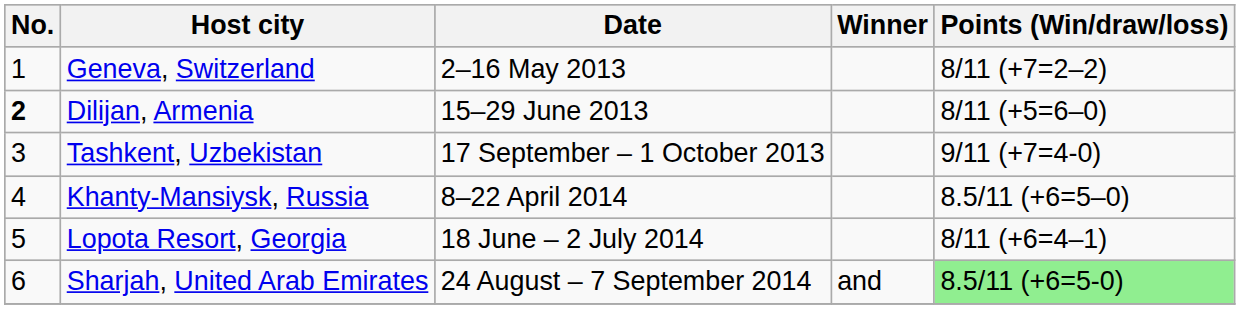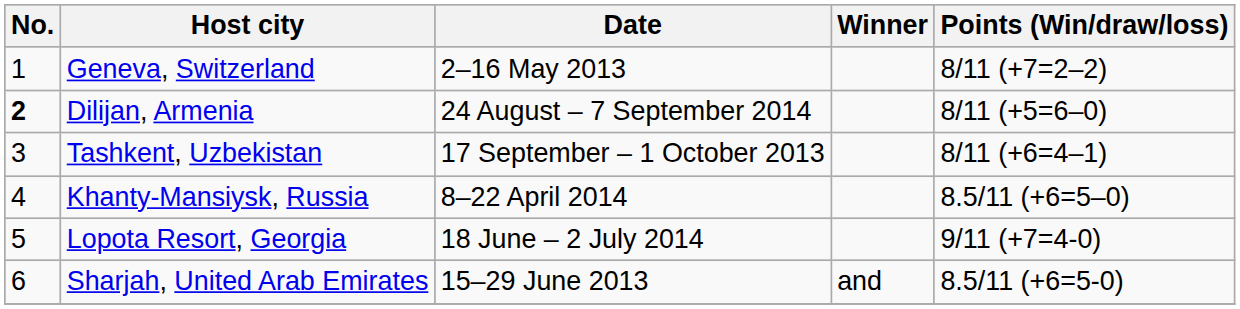(545, 111) 15–29 June 2013 -> (626, 111) 24 August – 7 September 2014
(1021, 153) 9/11 (+7=4-0) -> (1024, 153) 8/11 (+6=4–1)
(1024, 238) 8/11 (+6=4–1) -> (1021, 238) 9/11 (+7=4-0)
(626, 281) 24 August – 7 September 2014 -> (545, 281) 15–29 June 2013
(1032, 281) lightgreen background -> (1032, 281) no background
